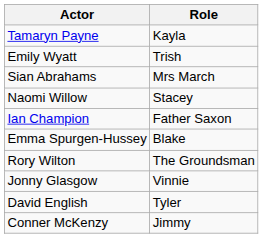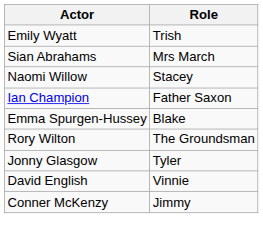- row: (53, 35)
(171, 181) Vinnie -> (167, 160) Tyler
(167, 202) Tyler -> (171, 181) Vinnie
